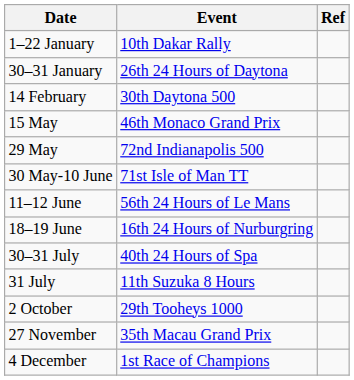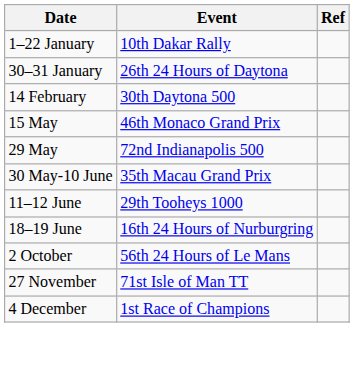(184, 176) 71st Isle of Man TT -> (196, 176) 35th Macau Grand Prix
(205, 202) 56th 24 Hours of Le Mans -> (181, 202) 29th Tooheys 1000
- row: (44, 255)
- row: (32, 282)
(181, 308) 29th Tooheys 1000 -> (205, 255) 56th 24 Hours of Le Mans
(196, 335) 35th Macau Grand Prix -> (184, 282) 71st Isle of Man TT
